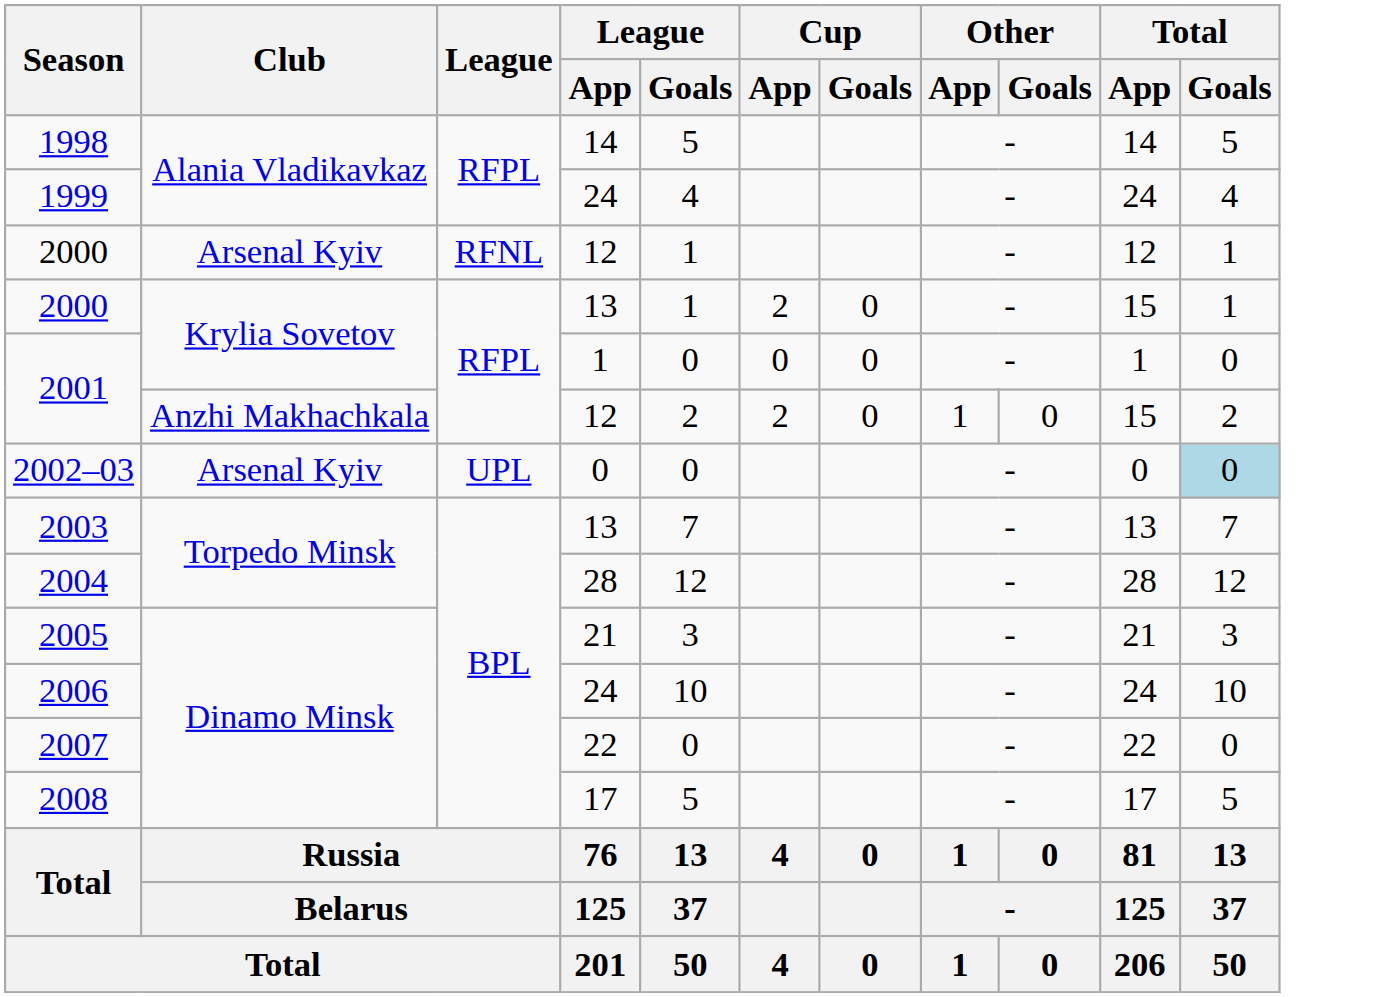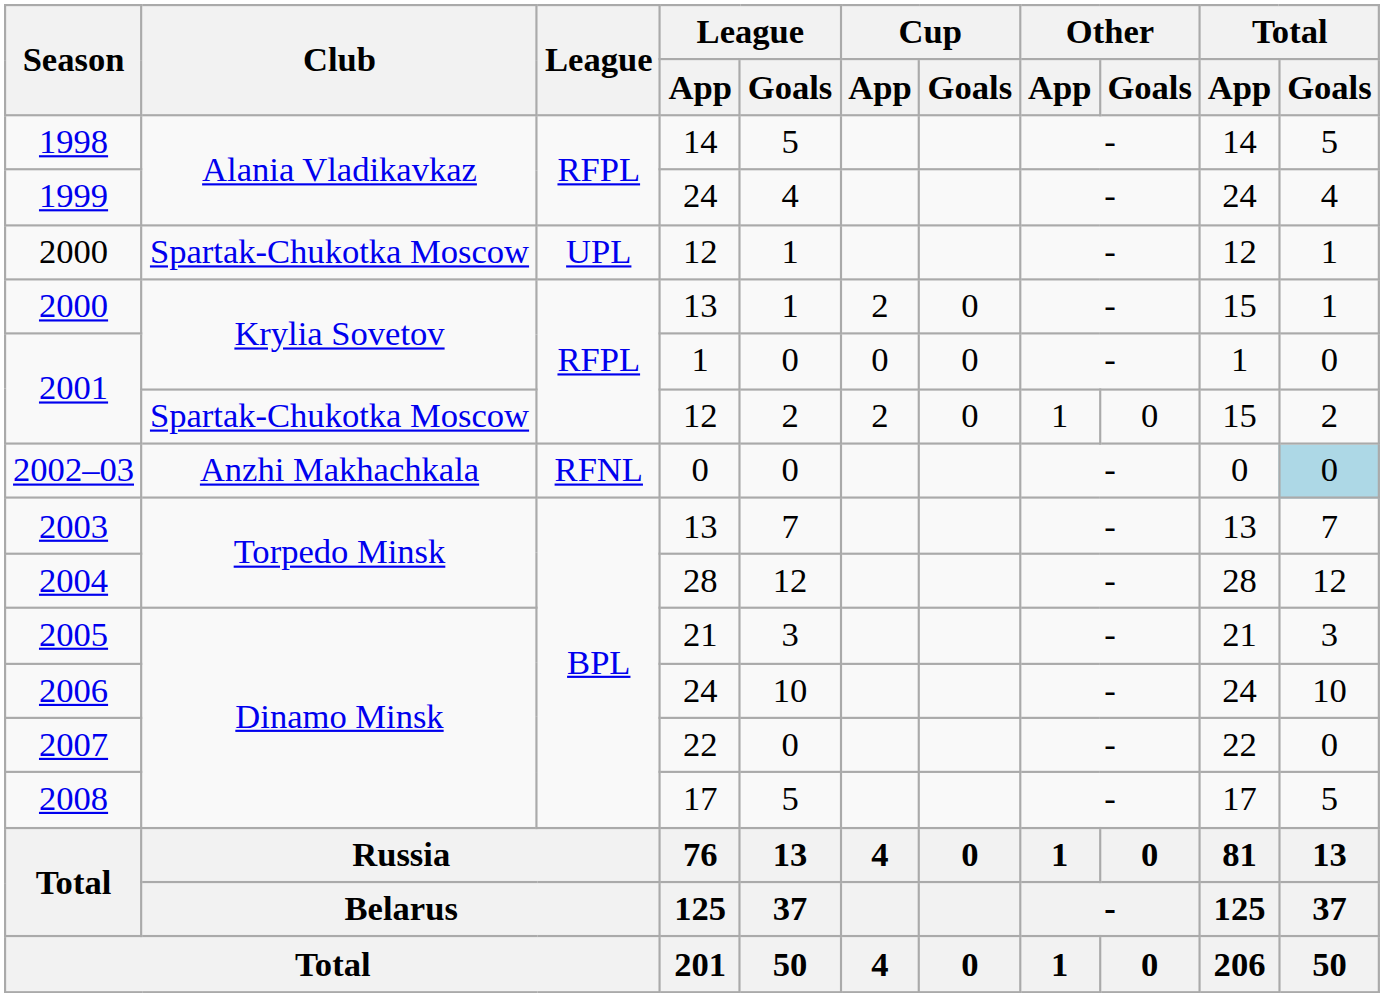(290, 251) Arsenal Kyiv -> (340, 251) Spartak-Chukotka Moscow
(499, 251) RFNL -> (599, 251) UPL
(290, 415) Anzhi Makhachkala -> (340, 415) Spartak-Chukotka Moscow
(290, 470) Arsenal Kyiv -> (340, 470) Anzhi Makhachkala
(499, 470) UPL -> (599, 470) RFNL
